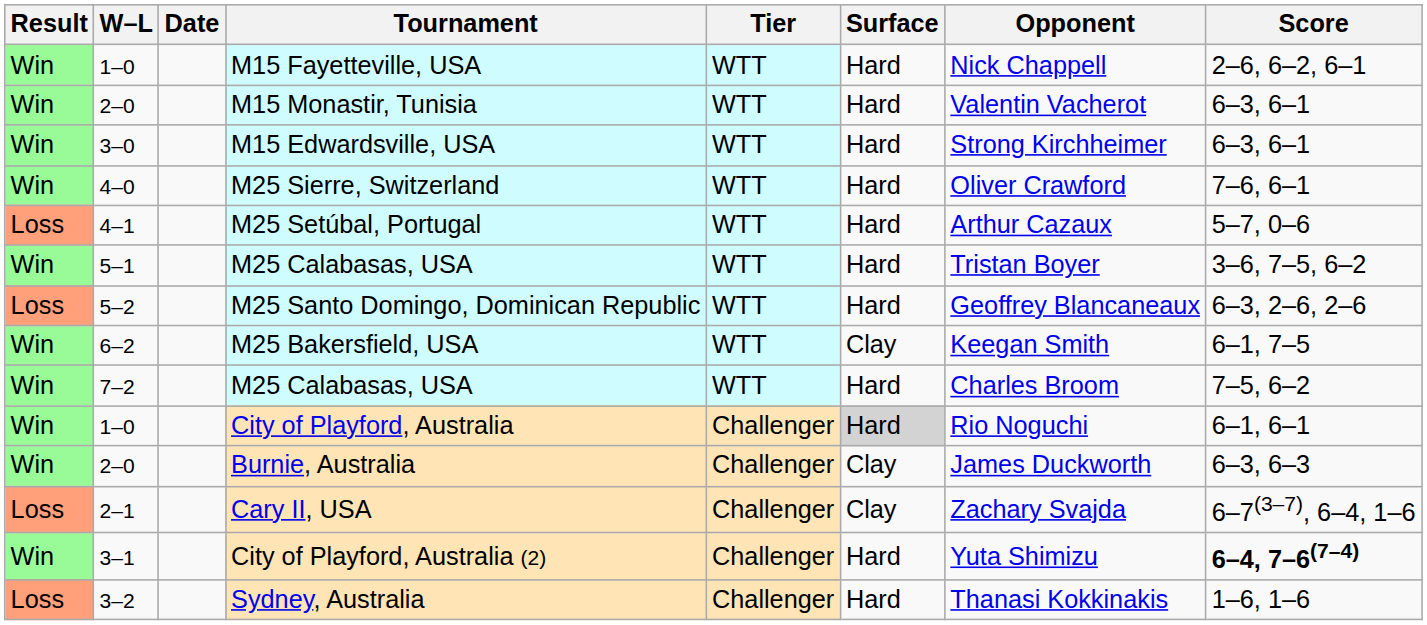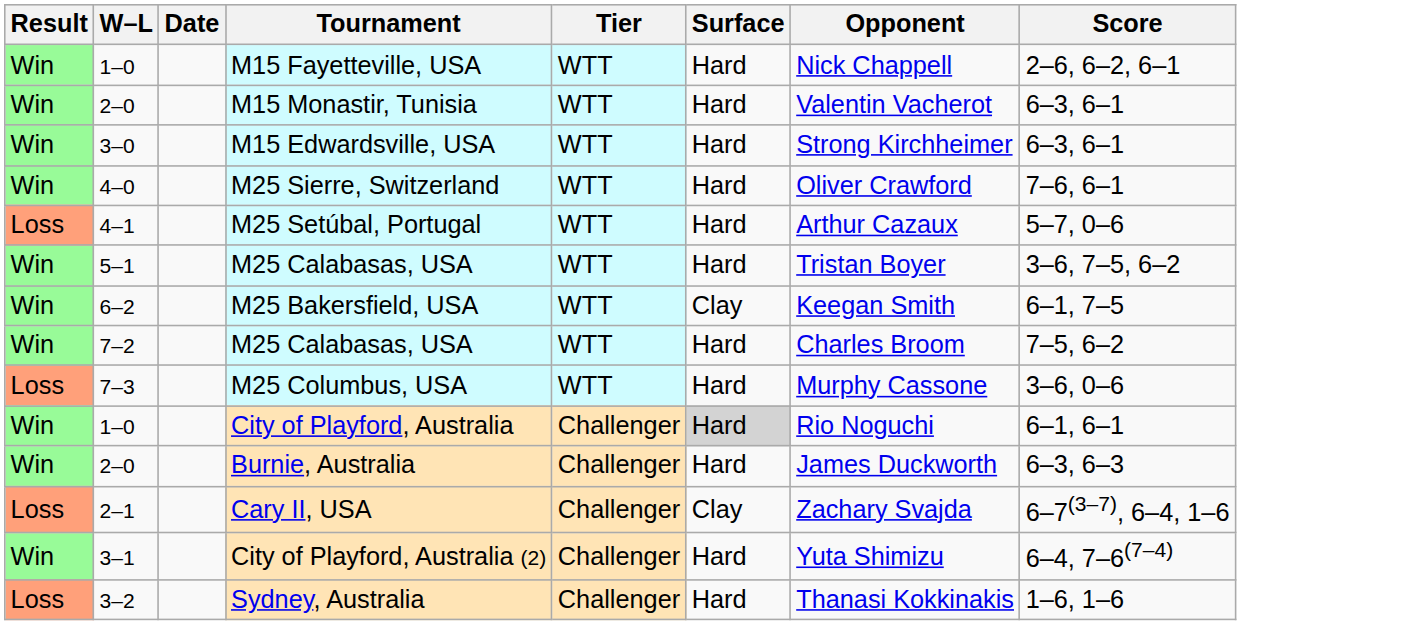- row: (117, 306)
+ row: (117, 386)
(871, 465) Clay -> (719, 465) Hard
(1285, 556) bold -> (1099, 556) normal
